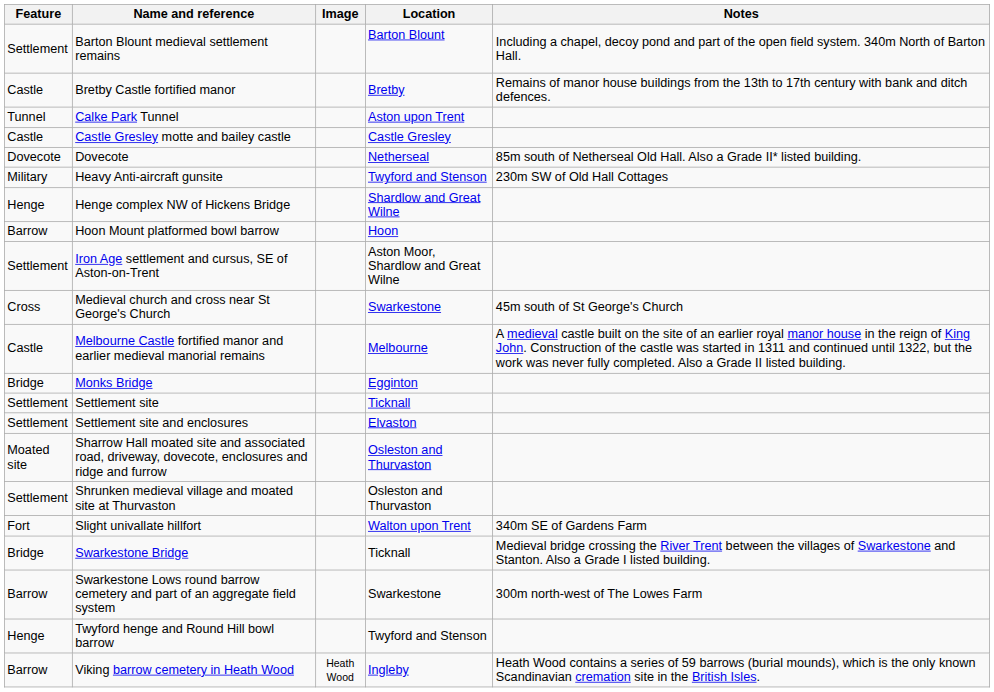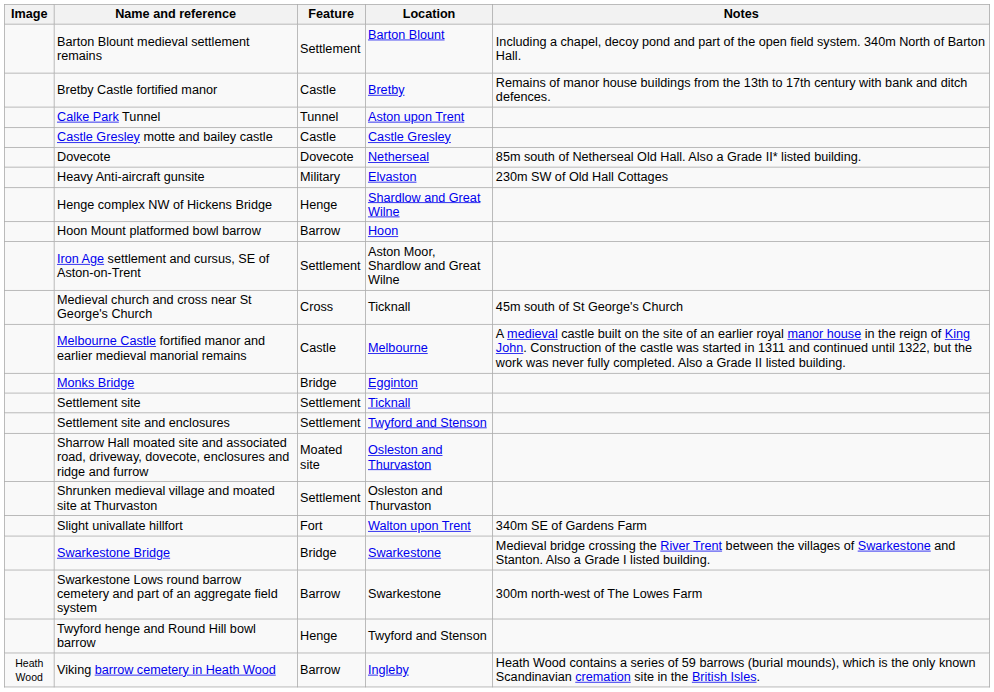columns swapped: (340, 14) <-> (38, 14)
(427, 177) Twyford and Stenson -> (392, 177) Elvaston
(405, 307) Swarkestone -> (389, 307) Ticknall
(392, 423) Elvaston -> (427, 423) Twyford and Stenson
(389, 553) Ticknall -> (405, 553) Swarkestone
